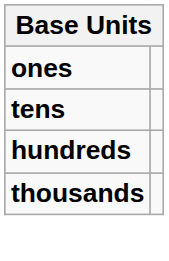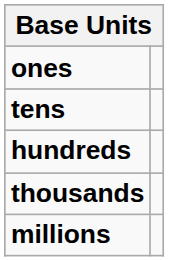+ row: (61, 234)
